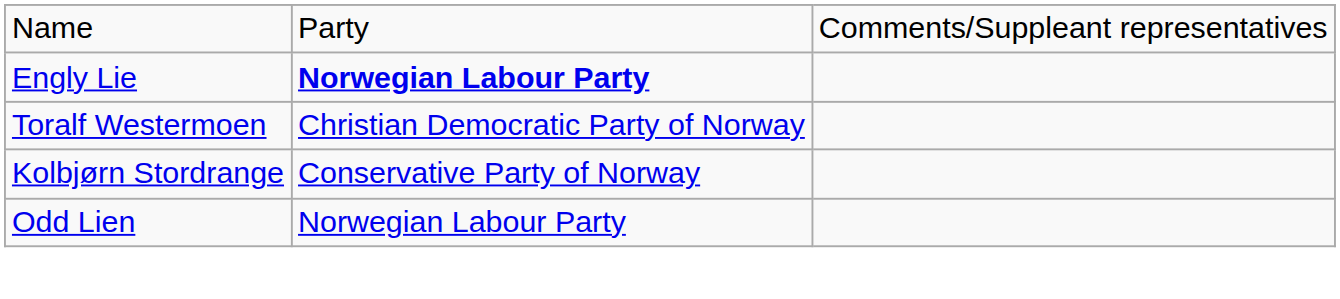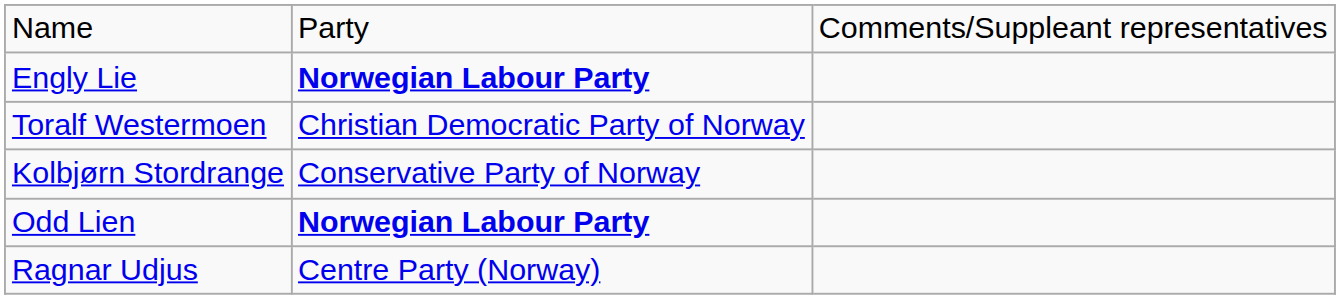(462, 221) normal -> (474, 221) bold
+ row: (105, 269)
